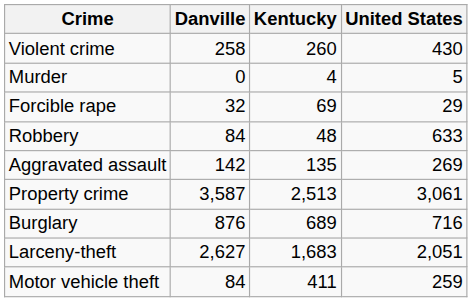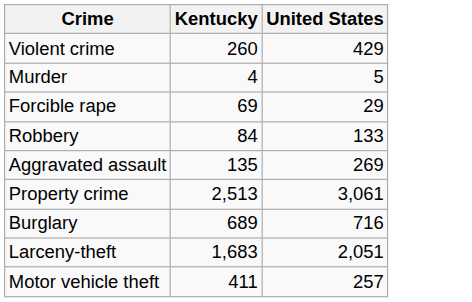- column: (210, 19)
(447, 48) 430 -> (368, 48) 429
(326, 135) 48 -> (247, 135) 84
(447, 135) 633 -> (368, 135) 133
(447, 281) 259 -> (368, 281) 257
